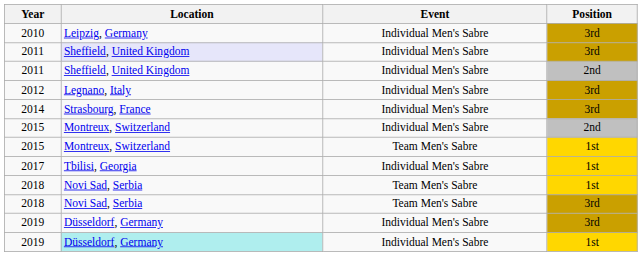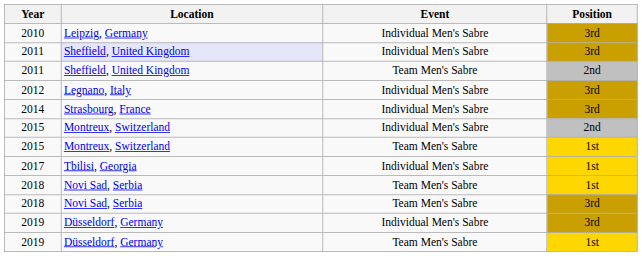(435, 71) Individual Men's Sabre -> (435, 71) Team Men's Sabre
(113, 242) paleturquoise background -> (113, 242) no background
(435, 242) Individual Men's Sabre -> (435, 242) Team Men's Sabre
